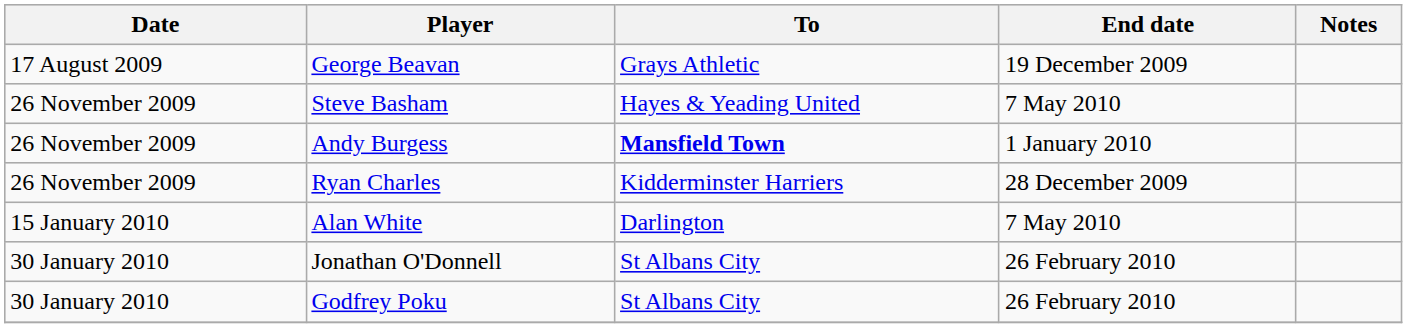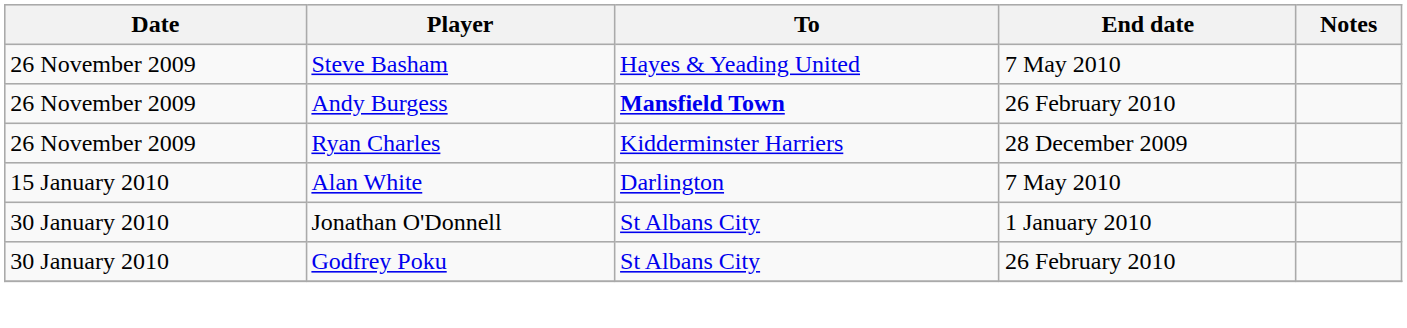- row: (385, 64)
(1078, 143) 1 January 2010 -> (1090, 103) 26 February 2010
(1090, 262) 26 February 2010 -> (1078, 222) 1 January 2010
